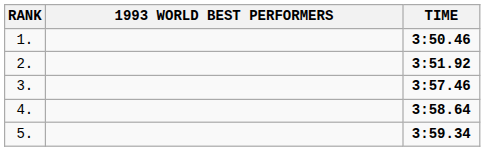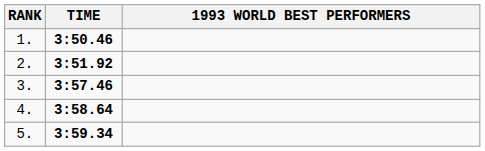columns swapped: (224, 16) <-> (441, 16)
